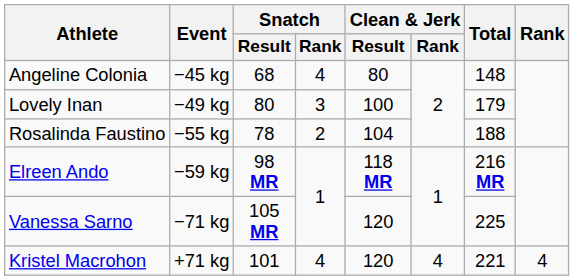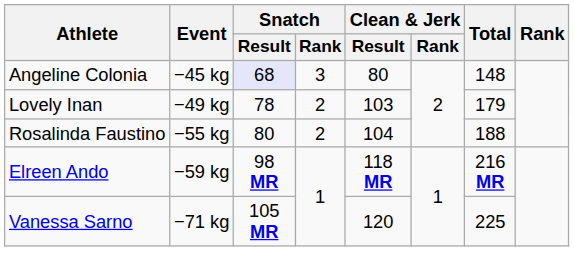(264, 76) no background -> (264, 76) lavender background
(320, 76) 4 -> (320, 76) 3
(264, 105) 80 -> (264, 105) 78
(320, 105) 3 -> (320, 105) 2
(378, 105) 100 -> (378, 105) 103
(264, 133) 78 -> (264, 133) 80
- row: (77, 261)
